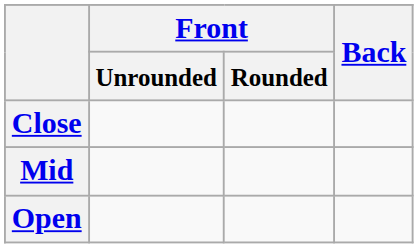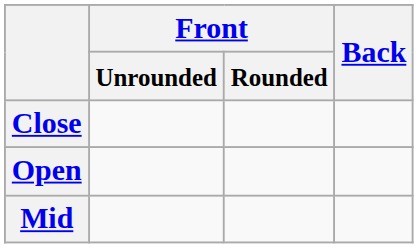rows swapped: (47, 170) <-> (47, 218)
